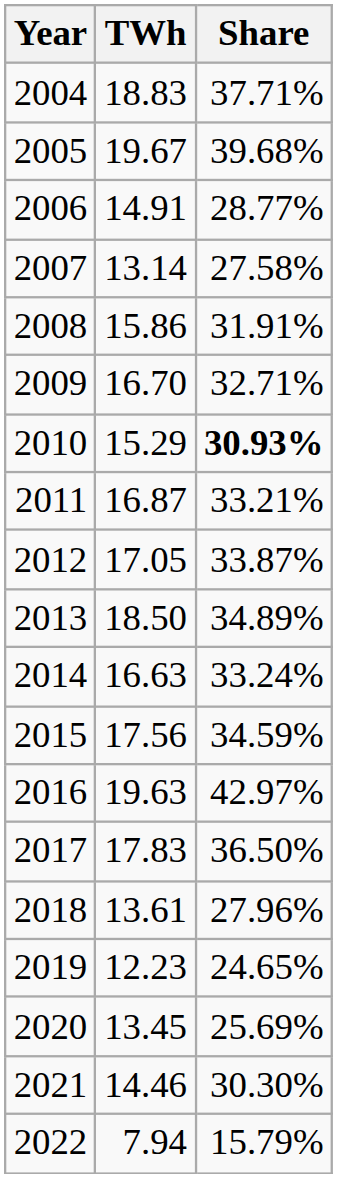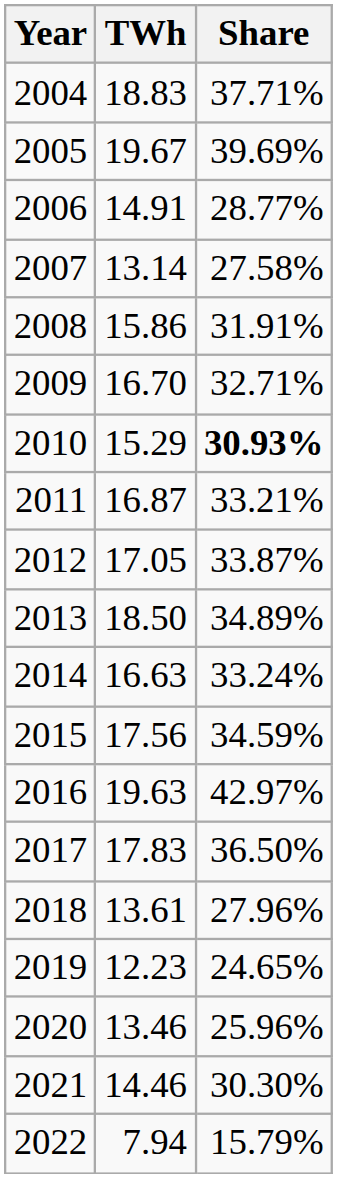(267, 150) 39.68% -> (267, 150) 39.69%
(146, 1025) 13.45 -> (146, 1025) 13.46
(267, 1025) 25.69% -> (267, 1025) 25.96%
